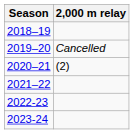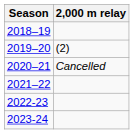(81, 48) Cancelled -> (63, 48) (2)
(63, 66) (2) -> (81, 66) Cancelled
